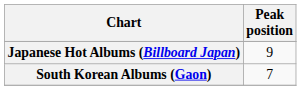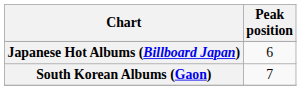(270, 52) 9 -> (270, 52) 6
